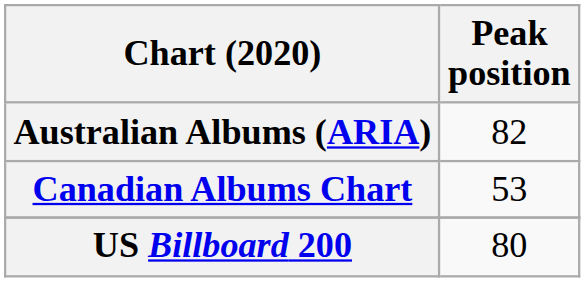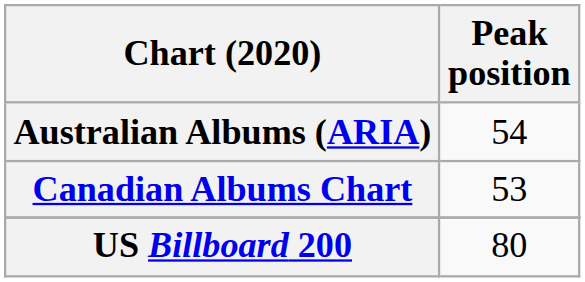(509, 131) 82 -> (509, 131) 54
